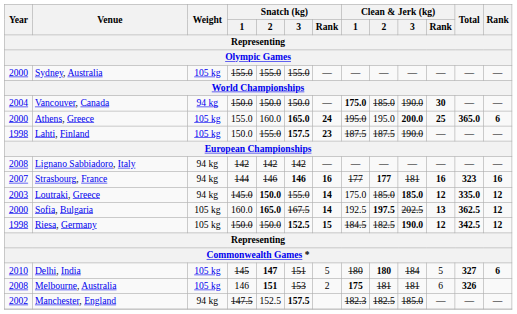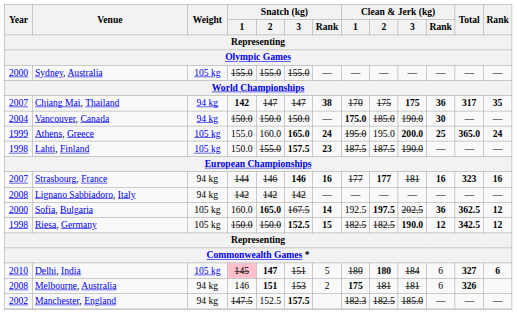+ row: (77, 103)
(19, 118) 2000 -> (19, 133) 1999
(498, 118) 6 -> (498, 133) 24
rows swapped: (85, 164) <-> (71, 179)
- row: (67, 194)
(441, 210) 13 -> (441, 210) 36
(355, 225) 184.5 -> (355, 225) 182.5
(242, 270) no background -> (242, 270) pink background
(441, 270) 5 -> (441, 270) 6
(207, 286) 105 kg -> (207, 286) 94 kg
